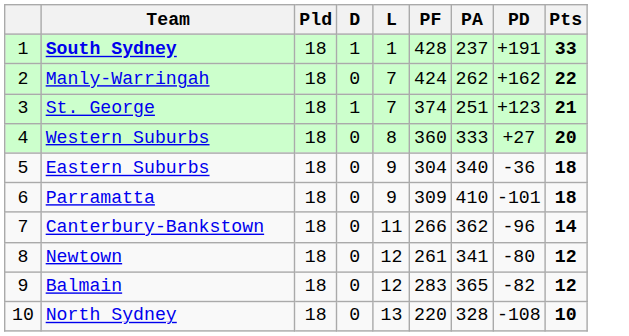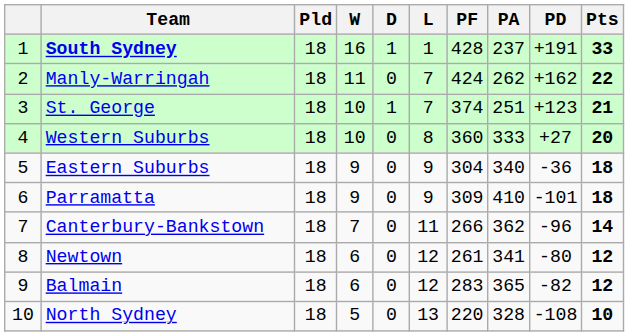+ column: (355, 20)
